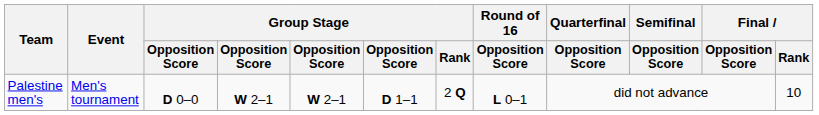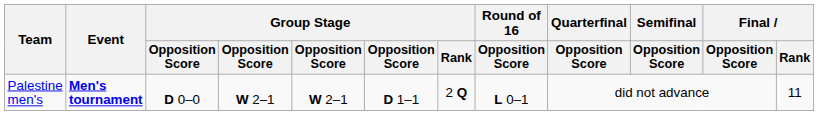(105, 93) normal -> (106, 93) bold
(794, 93) 10 -> (795, 93) 11
